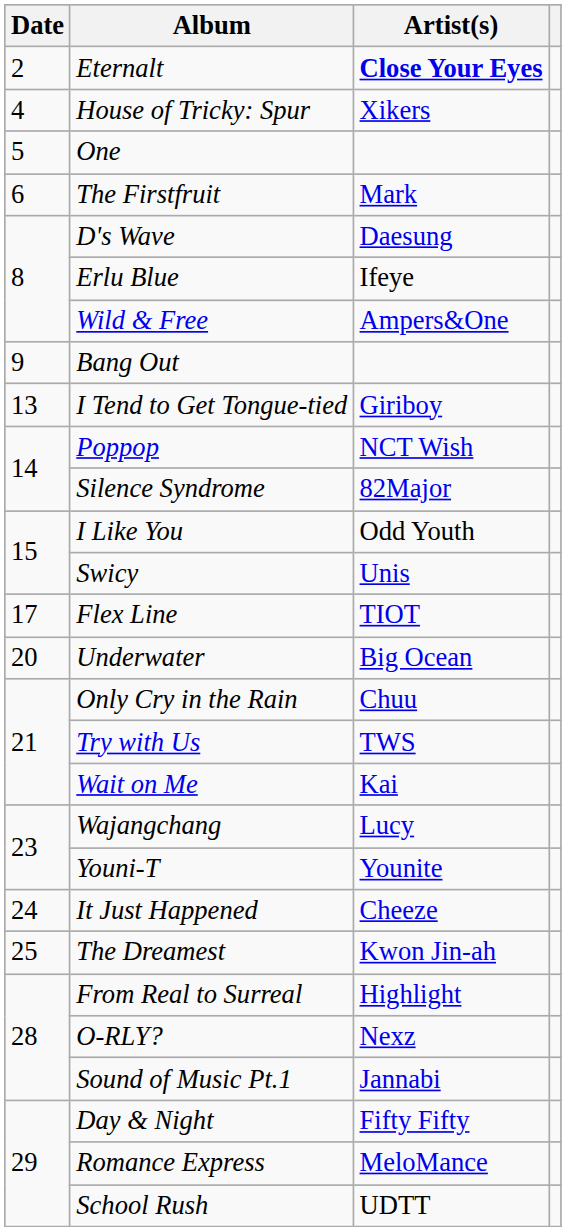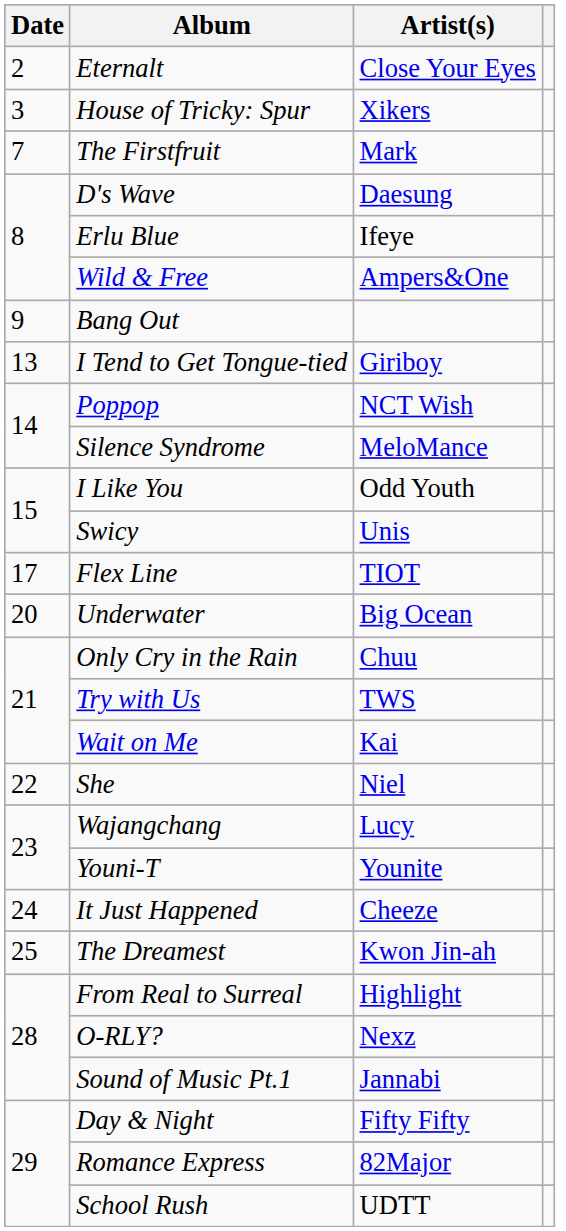(451, 67) bold -> (448, 67) normal
(18, 109) 4 -> (18, 109) 3
- row: (98, 151)
(18, 194) 6 -> (18, 151) 7
(405, 488) 82Major -> (424, 446) MeloMance
+ row: (95, 783)
(424, 1162) MeloMance -> (405, 1162) 82Major
